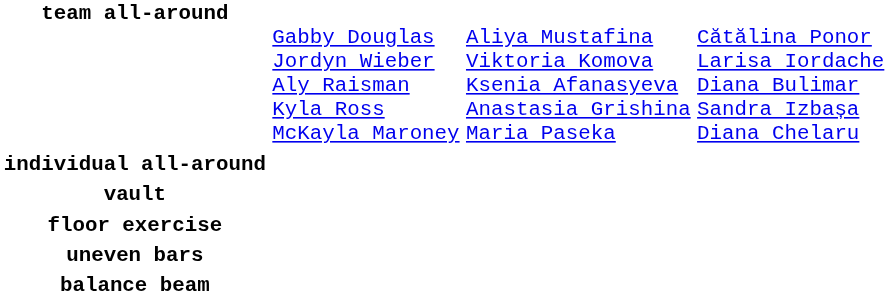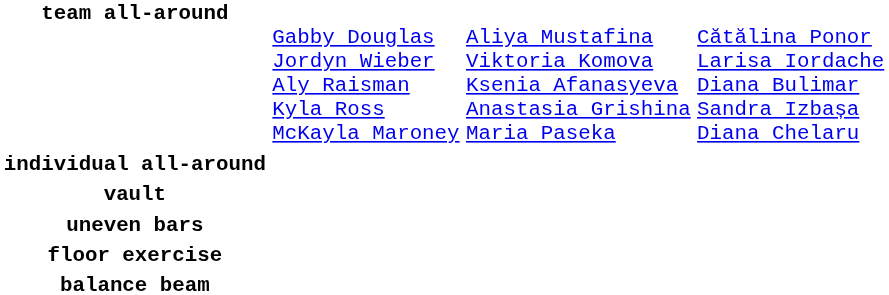rows swapped: (135, 225) <-> (135, 255)
